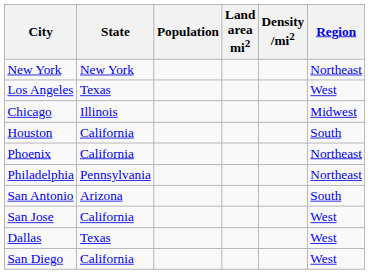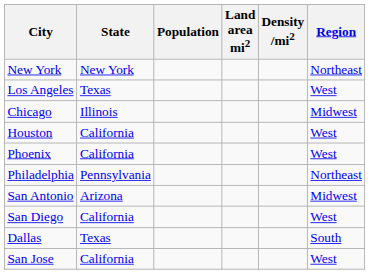(326, 132) South -> (323, 132) West
(336, 153) Northeast -> (323, 153) West
(326, 195) South -> (334, 195) Midwest
rows swapped: (35, 259) <-> (31, 216)
(323, 238) West -> (326, 238) South
